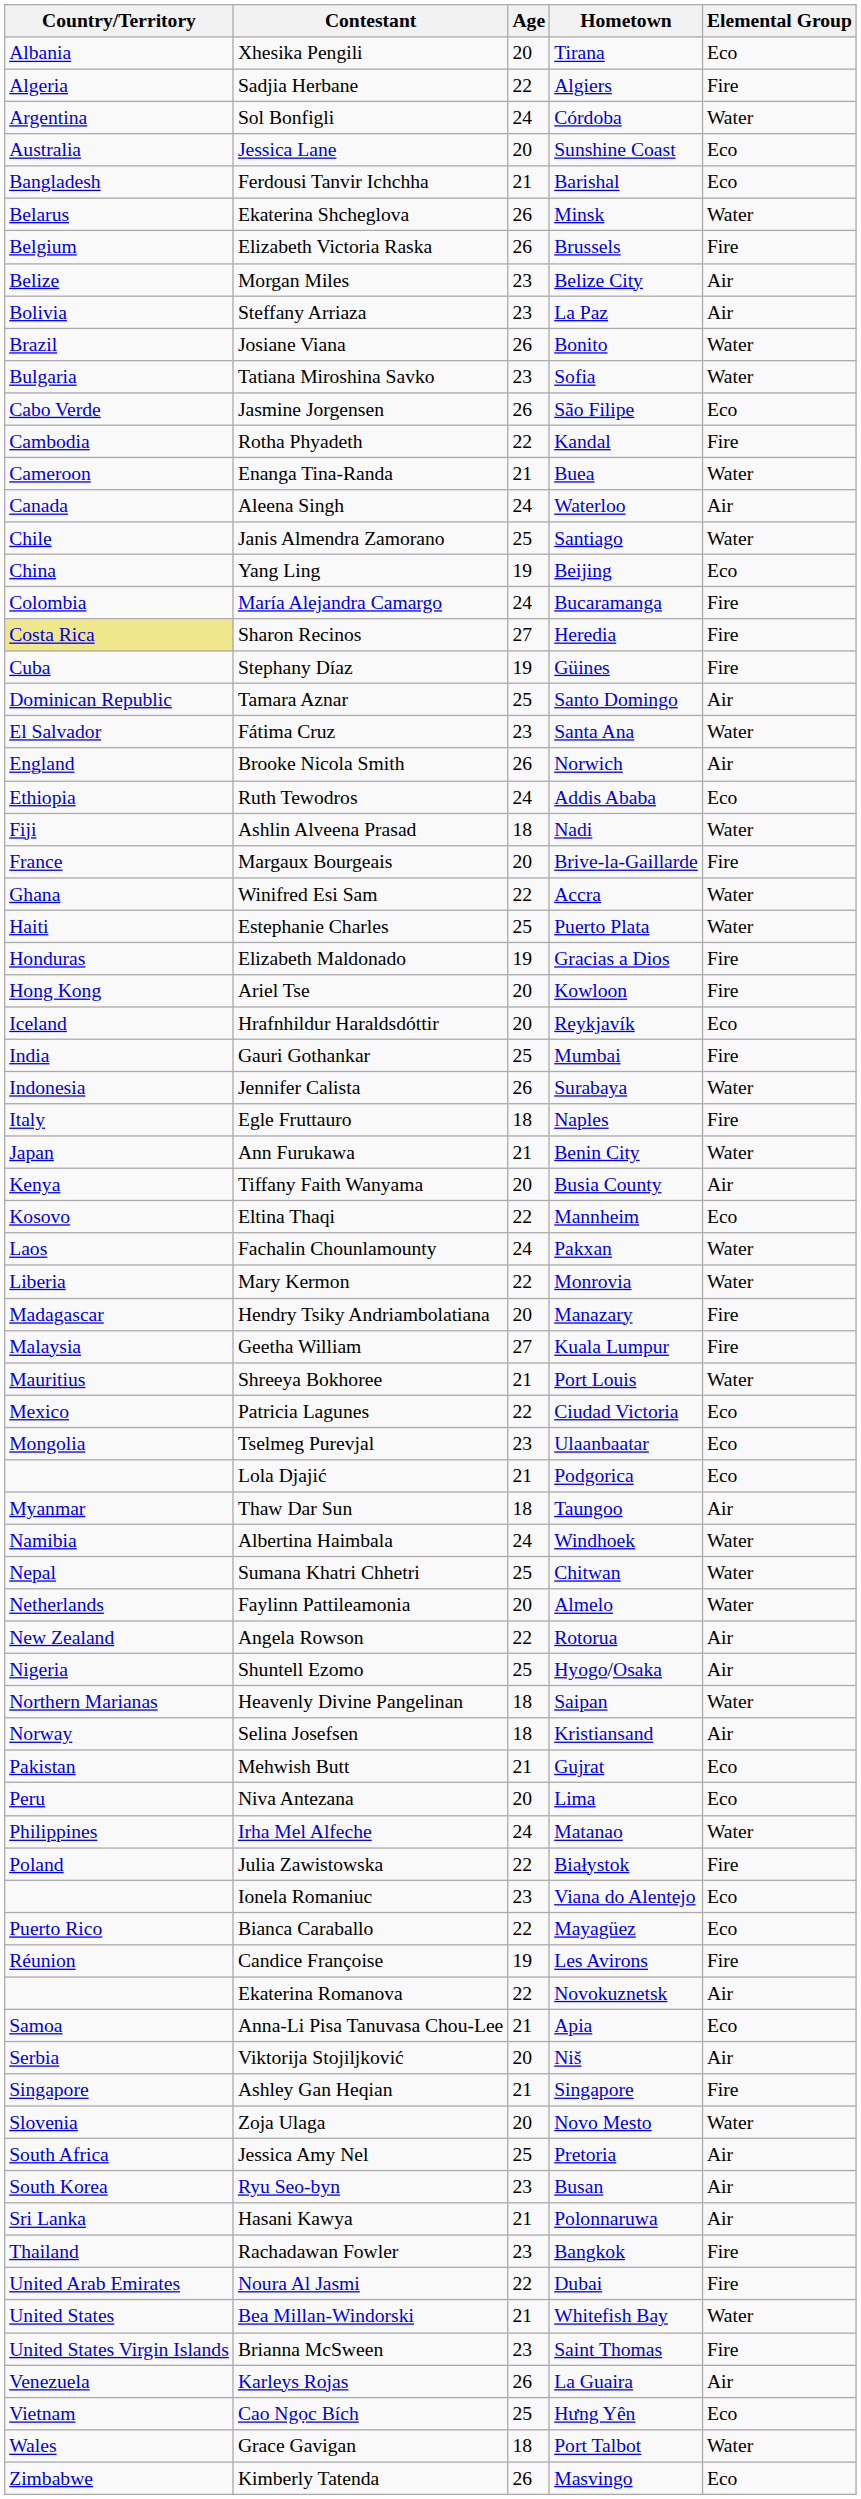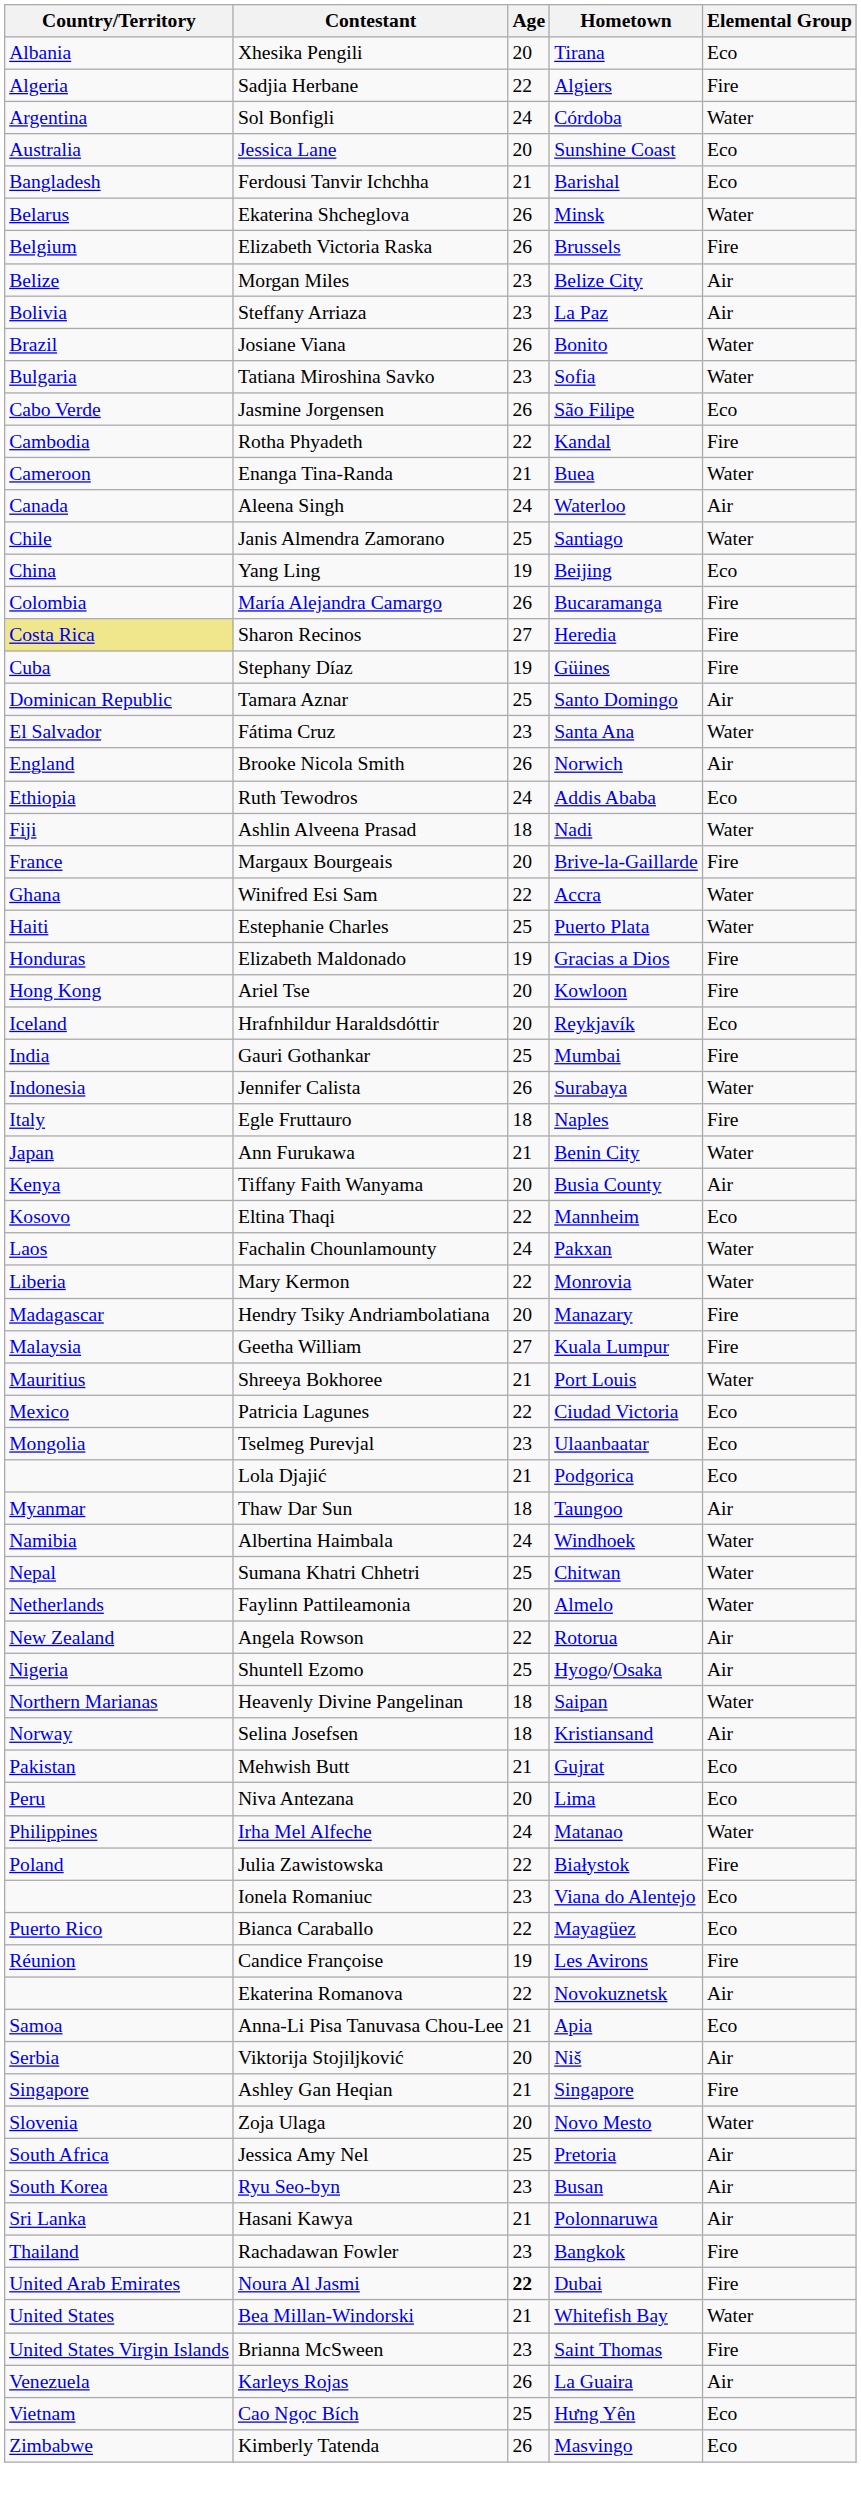(522, 602) 24 -> (522, 602) 26
(522, 2283) normal -> (522, 2283) bold
- row: (297, 2445)
